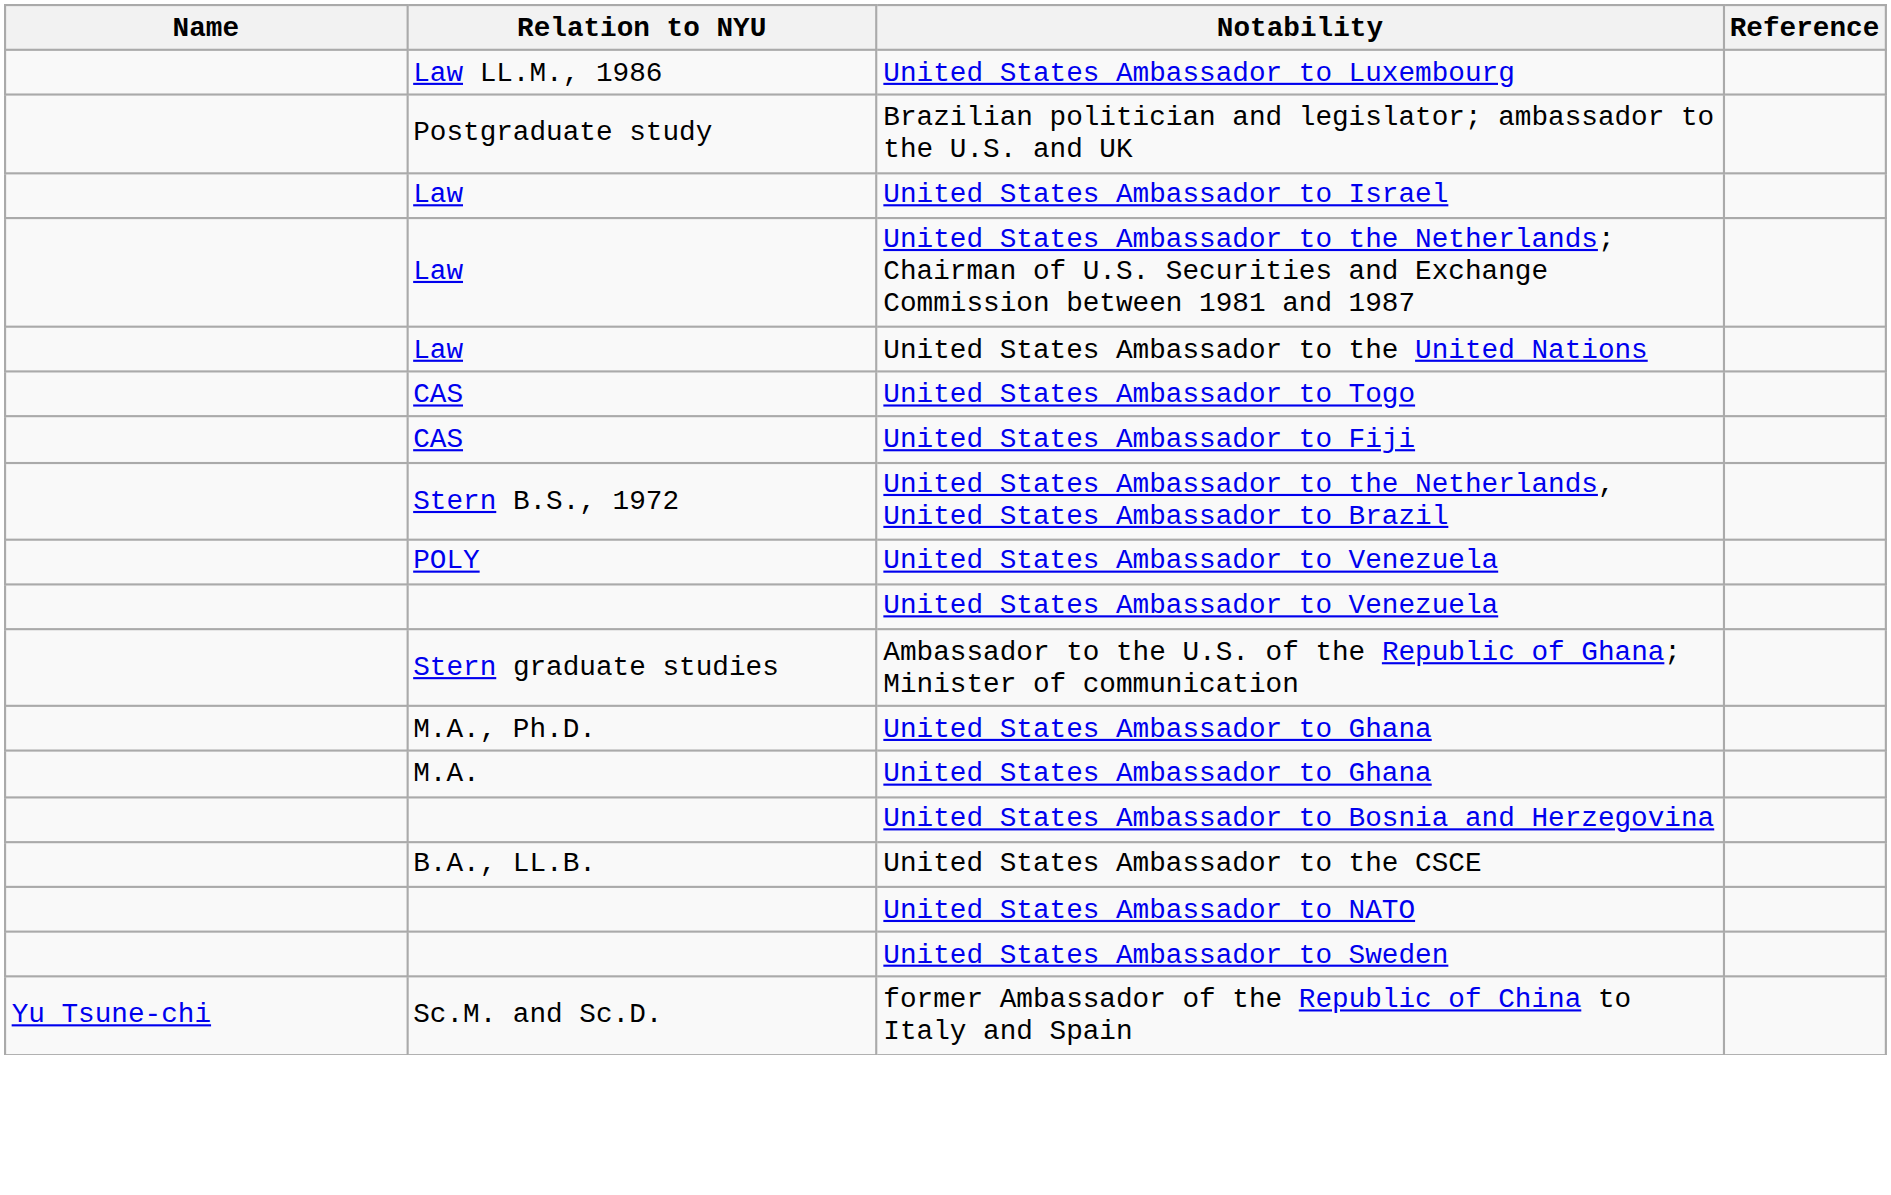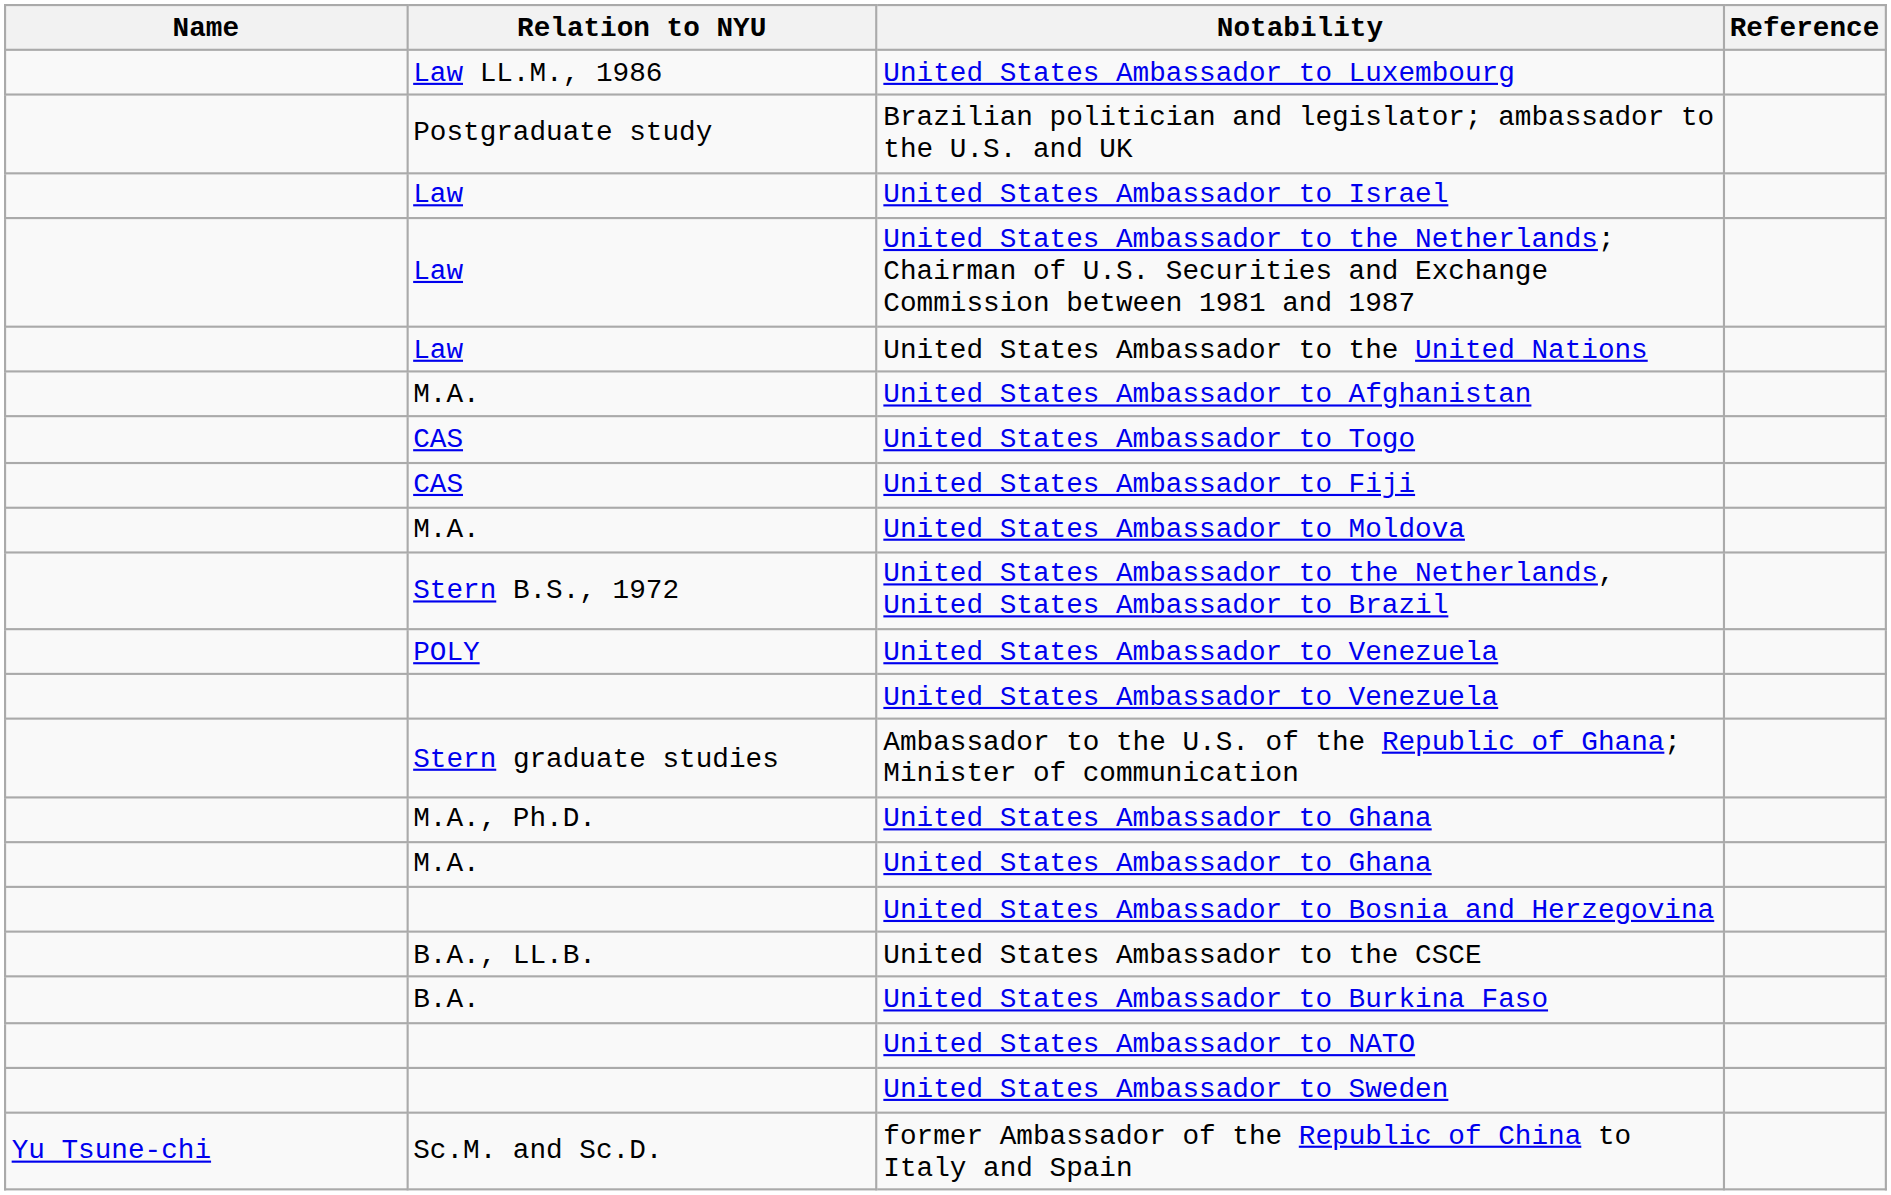+ row: (446, 394)
+ row: (446, 530)
+ row: (446, 1000)
